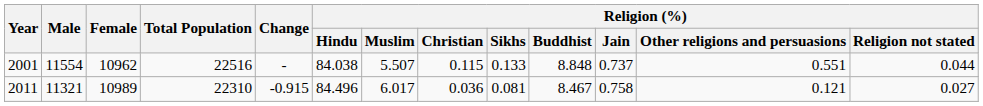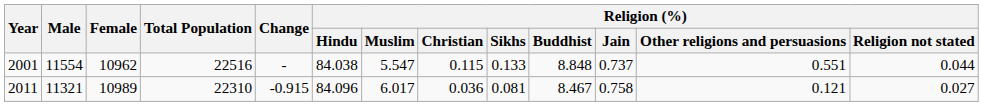(397, 64) 5.507 -> (397, 64) 5.547
(337, 88) 84.496 -> (337, 88) 84.096
